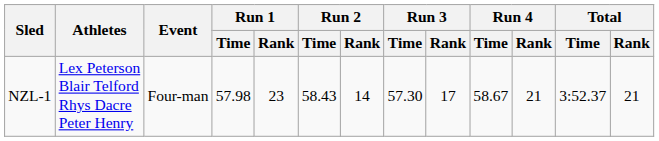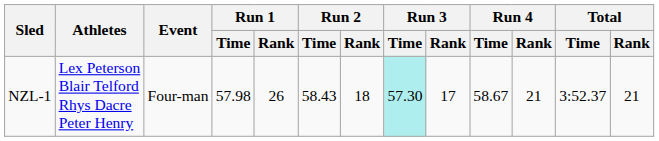(276, 96) 23 -> (276, 96) 26
(362, 96) 14 -> (362, 96) 18
(405, 96) no background -> (405, 96) paleturquoise background
